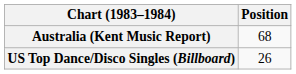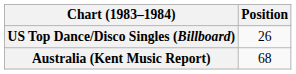rows swapped: (121, 36) <-> (121, 58)
